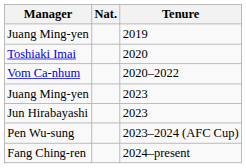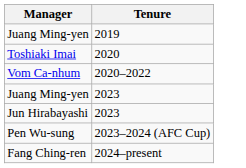- column: (106, 14)
